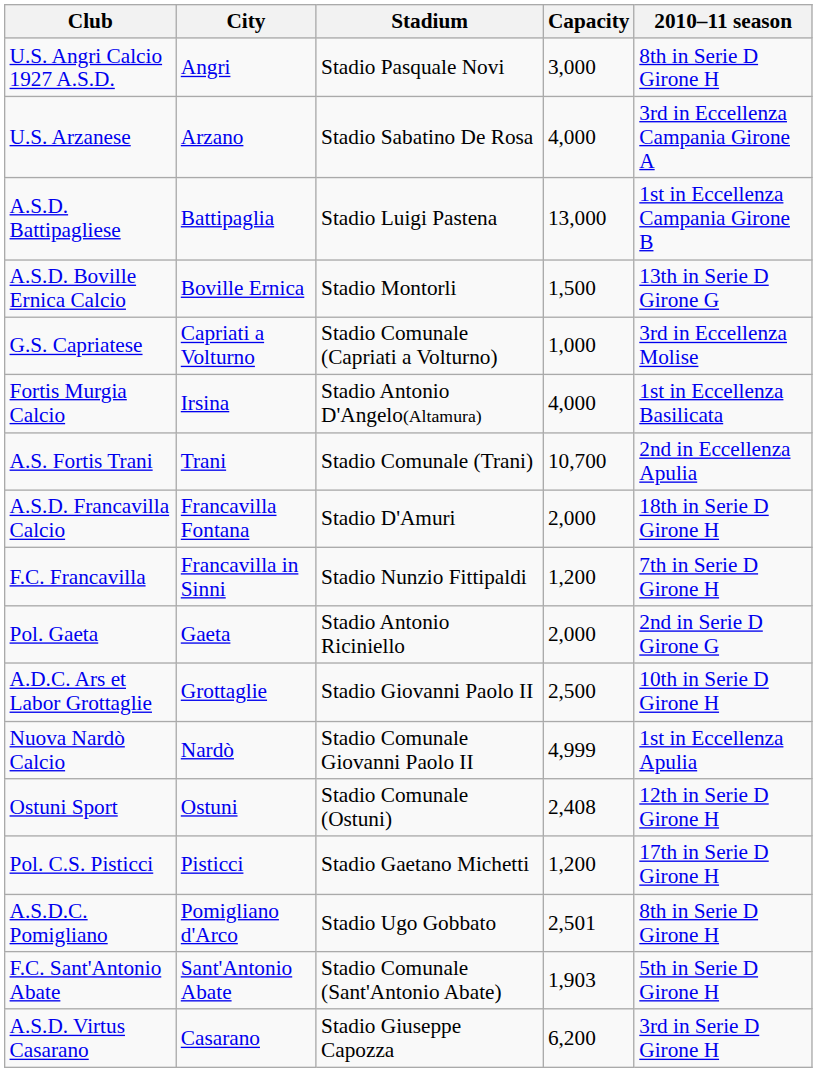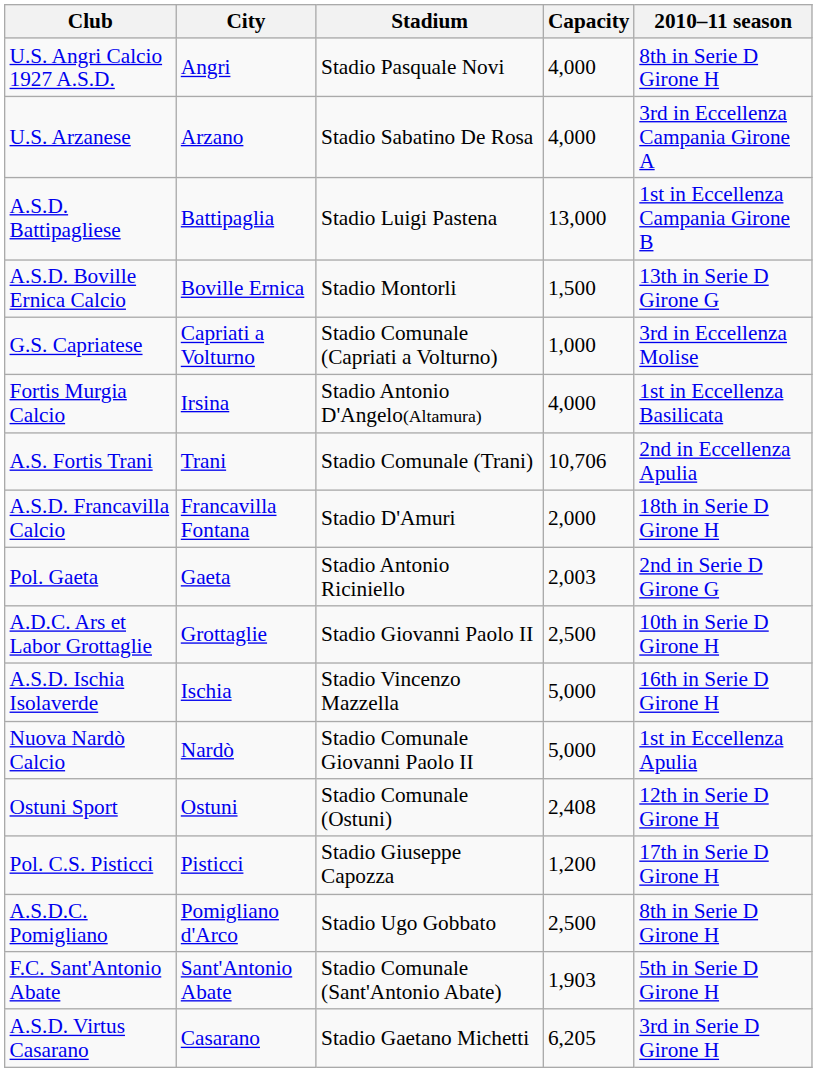(572, 67) 3,000 -> (572, 67) 4,000
(577, 461) 10,700 -> (577, 461) 10,706
- row: (78, 576)
(572, 634) 2,000 -> (572, 576) 2,003
+ row: (67, 691)
(572, 749) 4,999 -> (572, 749) 5,000
(425, 864) Stadio Gaetano Michetti -> (391, 864) Stadio Giuseppe Capozza
(572, 922) 2,501 -> (572, 922) 2,500
(391, 1037) Stadio Giuseppe Capozza -> (425, 1037) Stadio Gaetano Michetti
(572, 1037) 6,200 -> (572, 1037) 6,205
